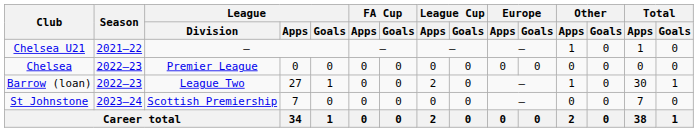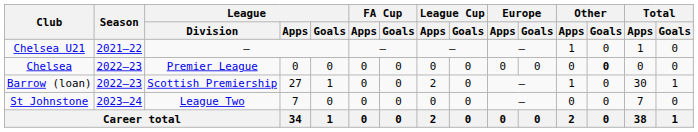(606, 66) normal -> (606, 66) bold
(212, 84) League Two -> (212, 84) Scottish Premiership
(212, 101) Scottish Premiership -> (212, 101) League Two
